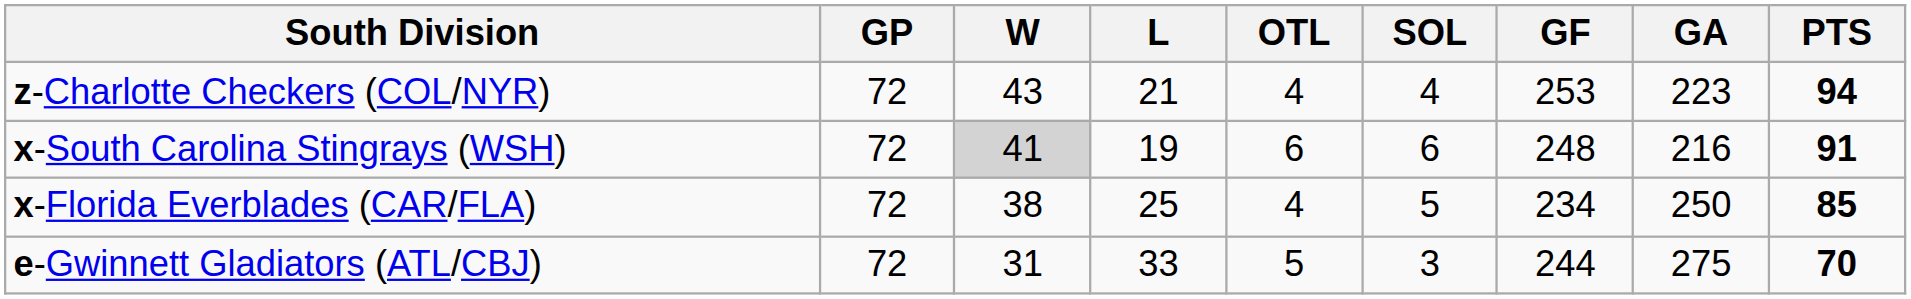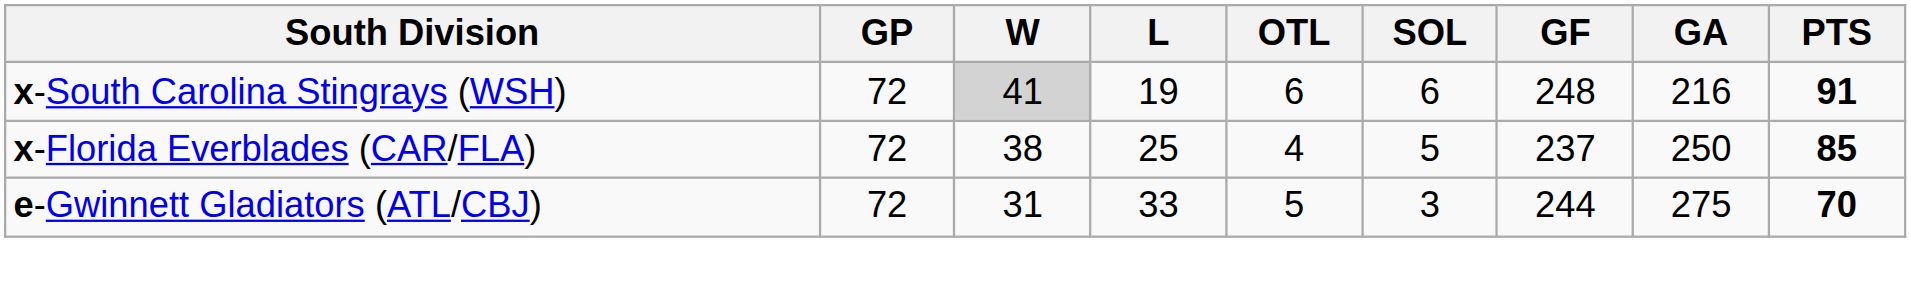- row: (282, 90)
(1565, 206) 234 -> (1565, 148) 237
